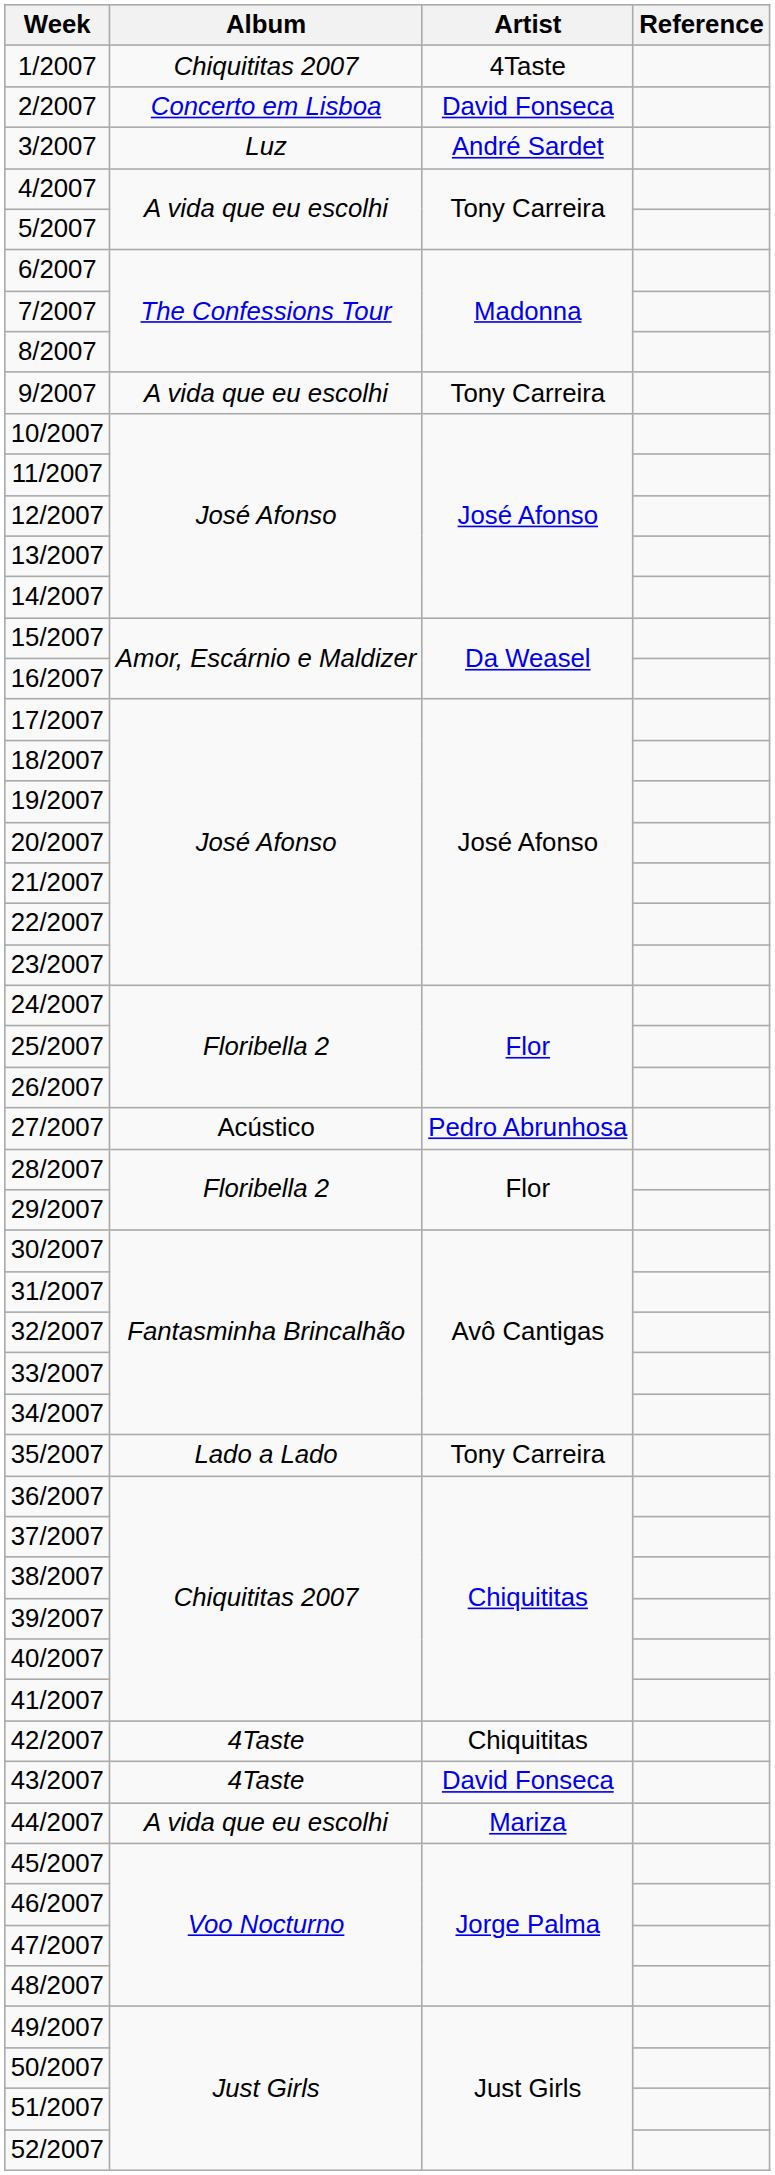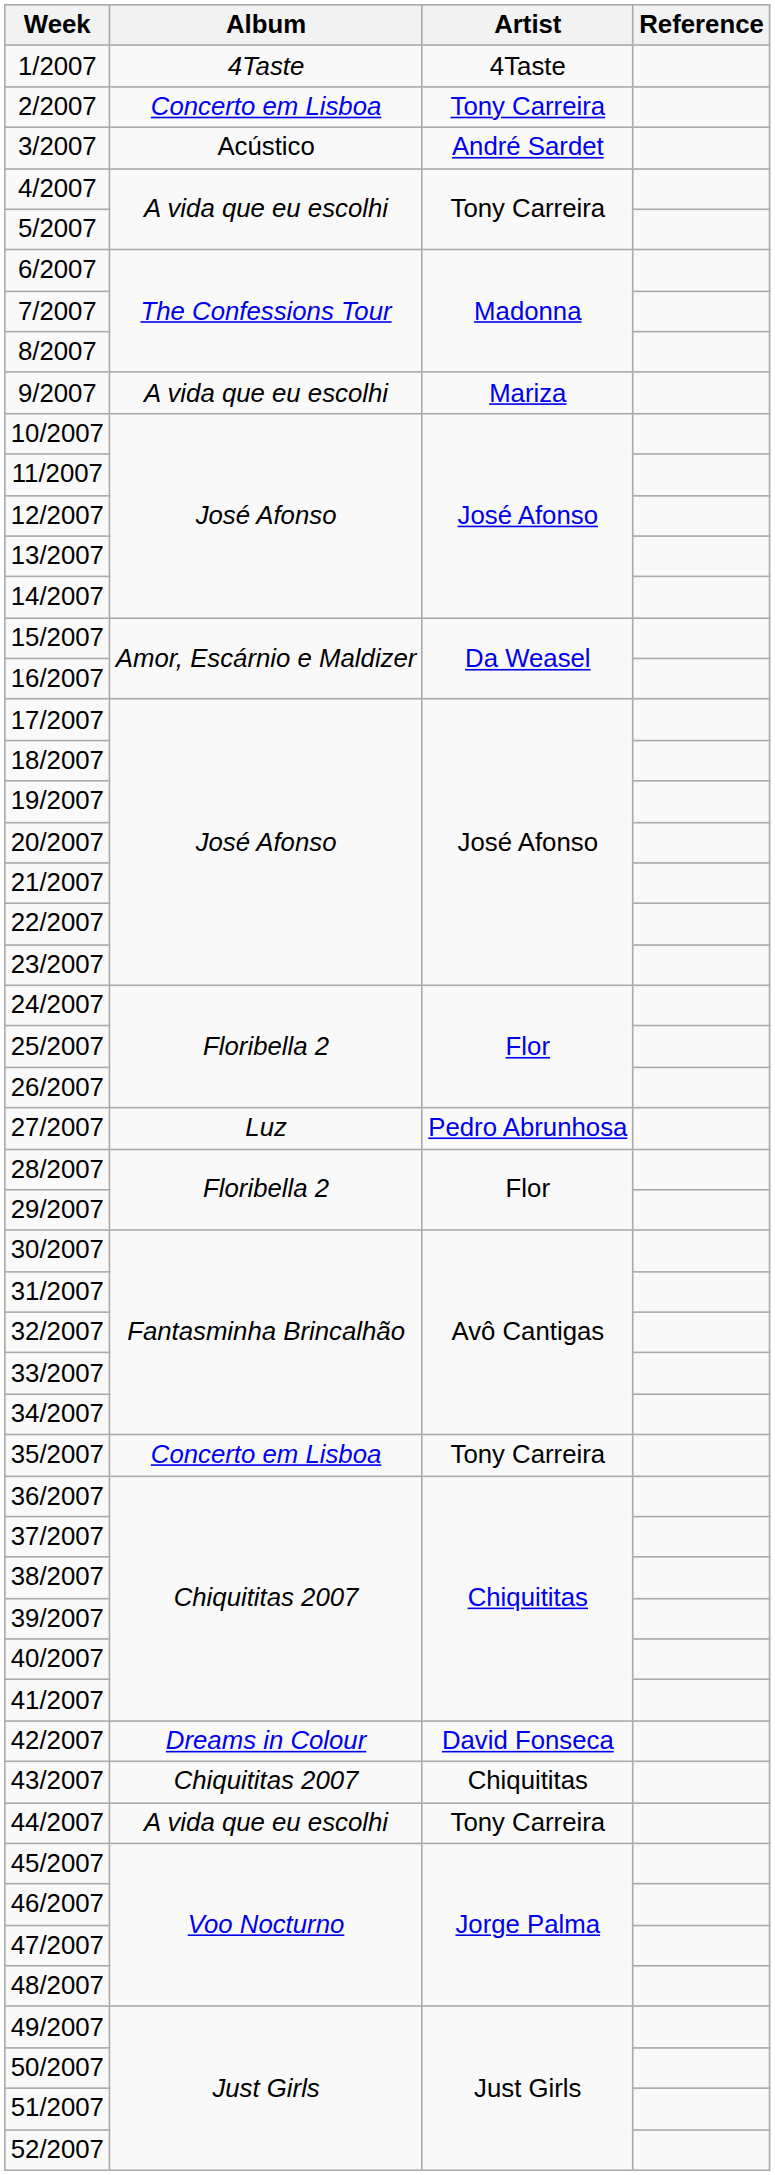(266, 65) Chiquititas 2007 -> (266, 65) 4Taste
(528, 106) David Fonseca -> (528, 106) Tony Carreira
(266, 147) Luz -> (266, 147) Acústico
(528, 392) Tony Carreira -> (528, 392) Mariza
(266, 1127) Acústico -> (266, 1127) Luz
(266, 1454) Lado a Lado -> (266, 1454) Concerto em Lisboa
(266, 1740) 4Taste -> (266, 1740) Dreams in Colour
(528, 1740) Chiquititas -> (528, 1740) David Fonseca
(266, 1781) 4Taste -> (266, 1781) Chiquititas 2007
(528, 1781) David Fonseca -> (528, 1781) Chiquititas
(528, 1822) Mariza -> (528, 1822) Tony Carreira
